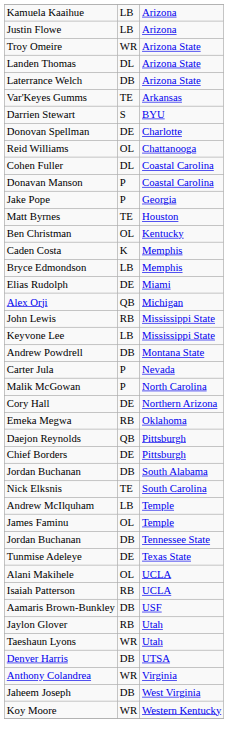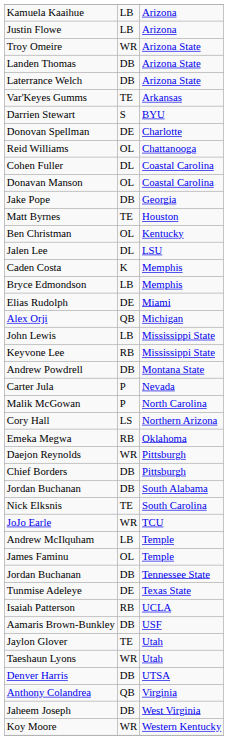(127, 64) DL -> (127, 64) DB
(123, 183) P -> (127, 183) OL
(123, 200) P -> (127, 200) DB
+ row: (27, 251)
(127, 319) RB -> (127, 336) LB
(127, 336) LB -> (127, 353) RB
(127, 404) DE -> (126, 421) LS
(127, 438) QB -> (128, 455) WR
(127, 455) DE -> (127, 472) DB
+ row: (29, 523)
- row: (40, 574)
(127, 625) RB -> (126, 642) TE
(128, 676) WR -> (127, 693) QB
